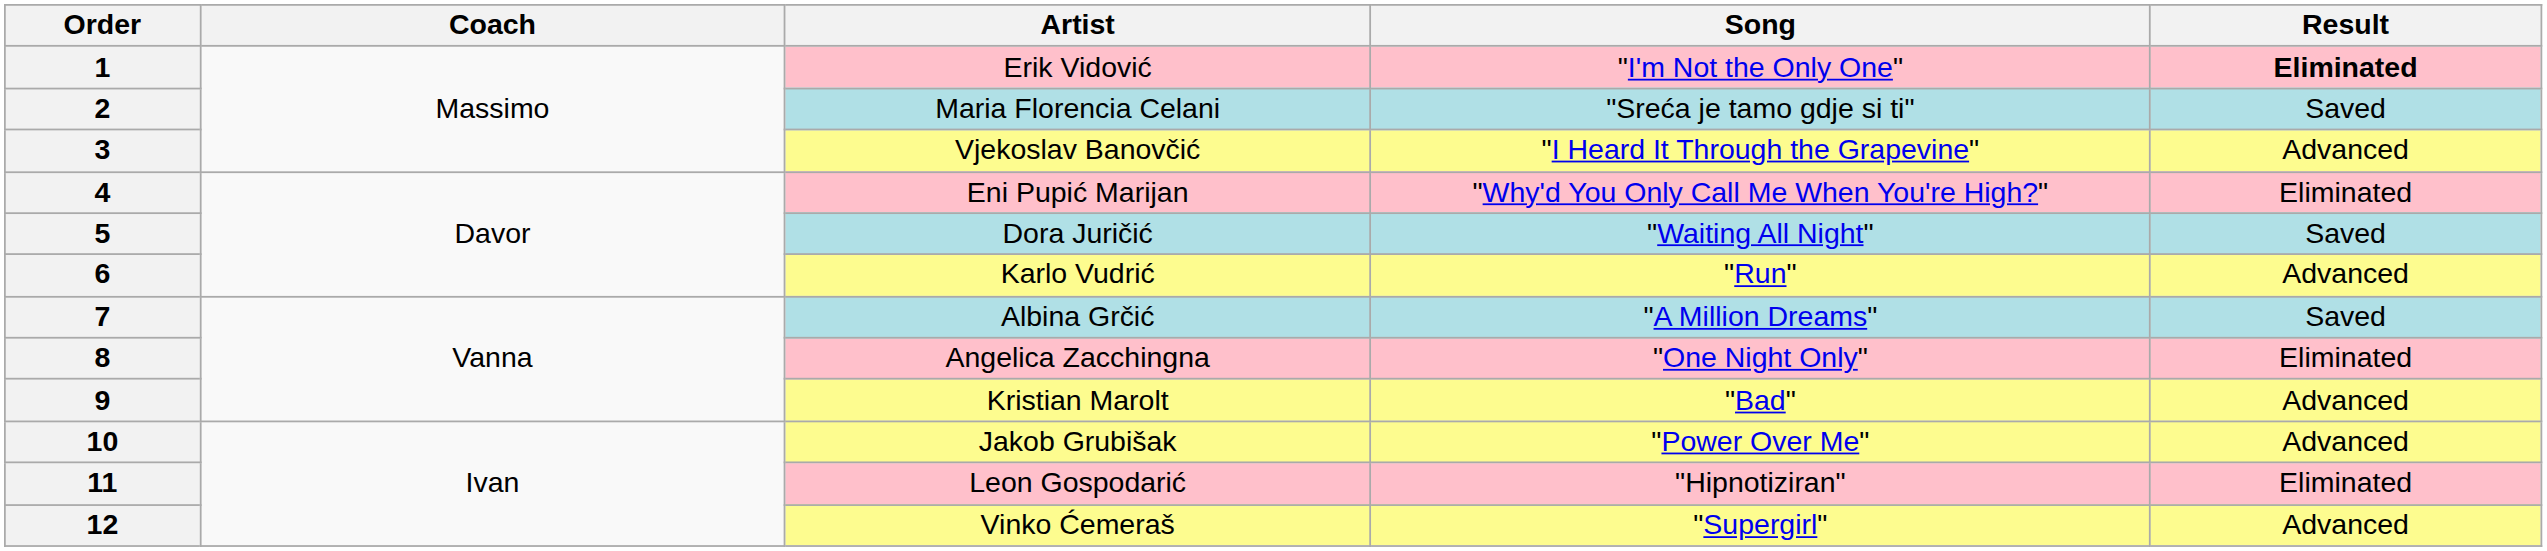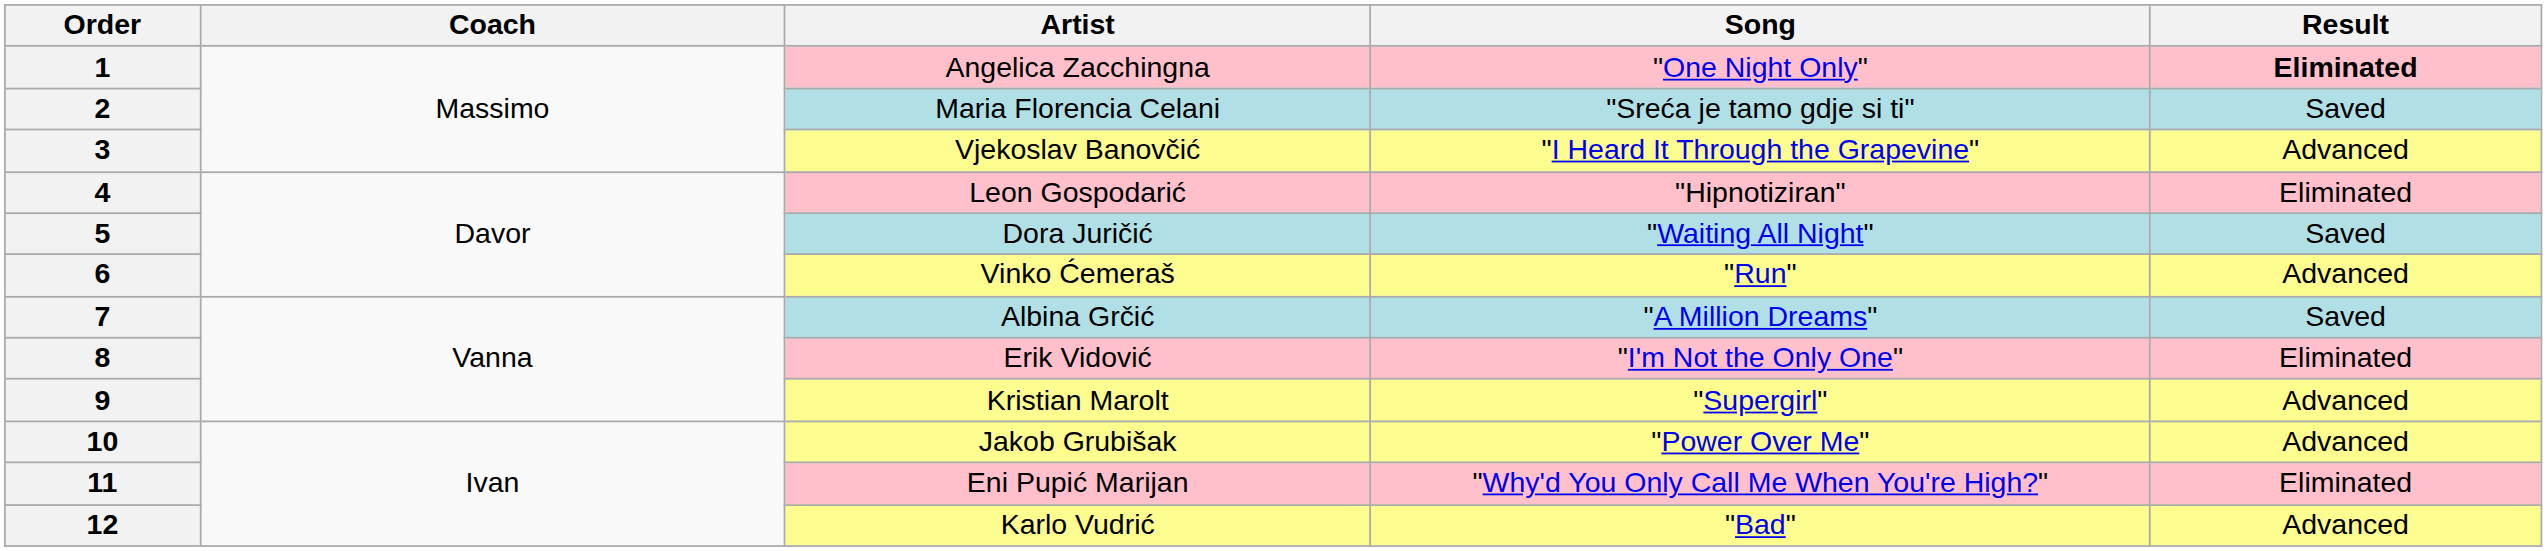(1078, 66) Erik Vidović -> (1078, 66) Angelica Zacchingna
(1760, 66) "I'm Not the Only One" -> (1760, 66) "One Night Only"
(1078, 191) Eni Pupić Marijan -> (1078, 191) Leon Gospodarić
(1760, 191) "Why'd You Only Call Me When You're High?" -> (1760, 191) "Hipnotiziran"
(1078, 274) Karlo Vudrić -> (1078, 274) Vinko Ćemeraš
(1078, 358) Angelica Zacchingna -> (1078, 358) Erik Vidović
(1760, 358) "One Night Only" -> (1760, 358) "I'm Not the Only One"
(1760, 399) "Bad" -> (1760, 399) "Supergirl"
(1078, 482) Leon Gospodarić -> (1078, 482) Eni Pupić Marijan
(1760, 482) "Hipnotiziran" -> (1760, 482) "Why'd You Only Call Me When You're High?"
(1078, 524) Vinko Ćemeraš -> (1078, 524) Karlo Vudrić
(1760, 524) "Supergirl" -> (1760, 524) "Bad"
